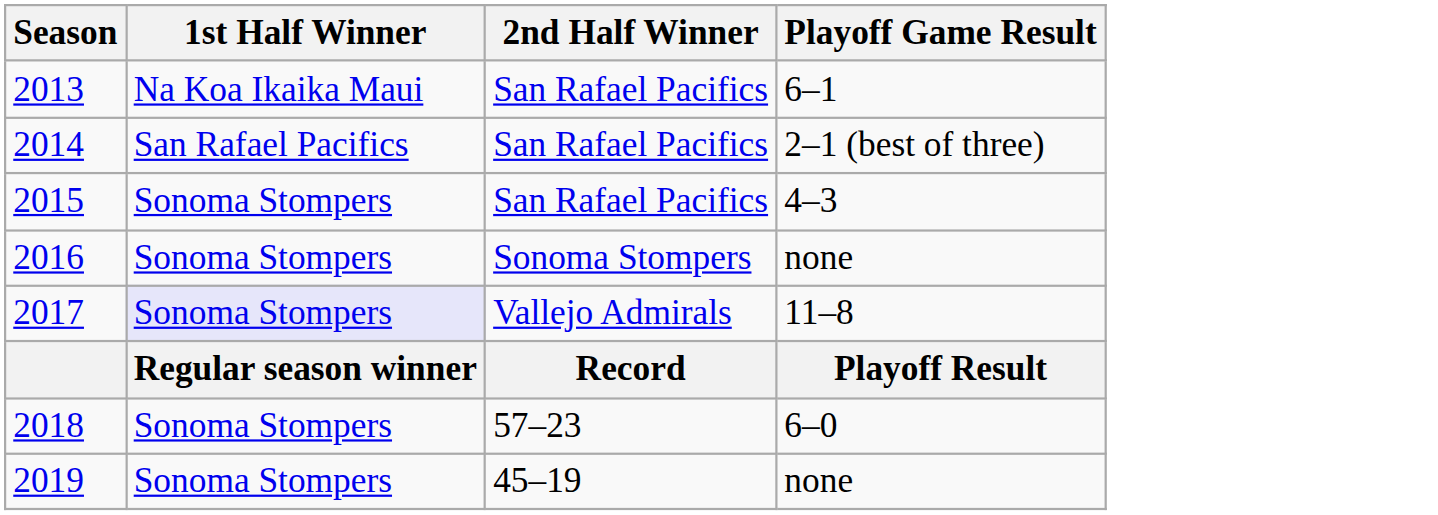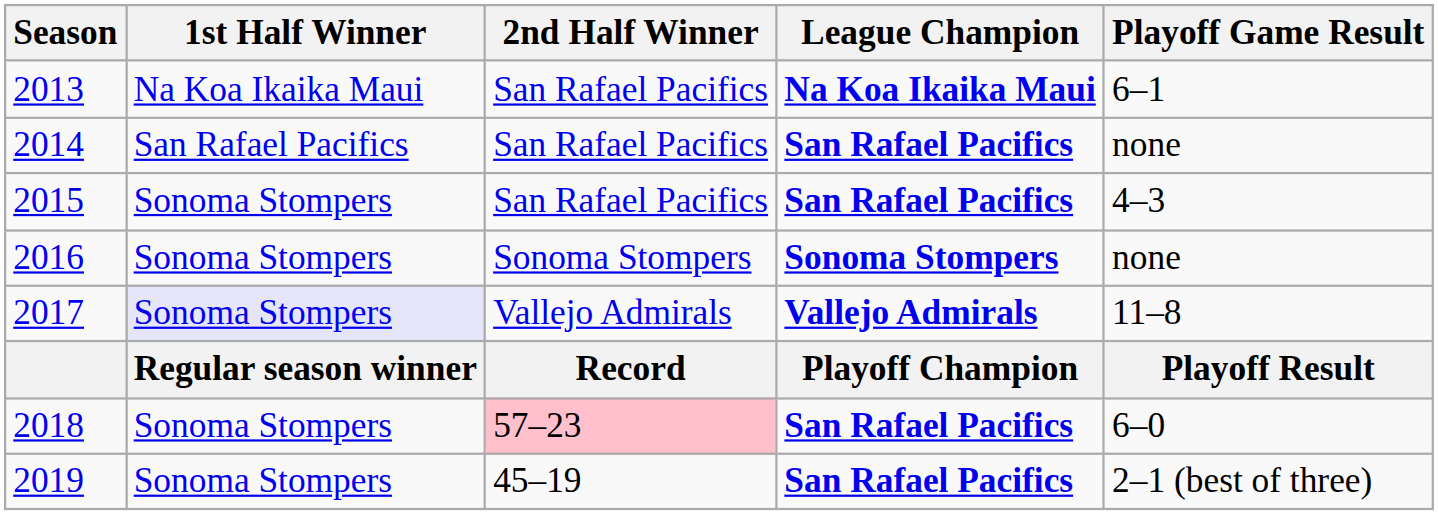+ column: (940, 32)
(914, 144) 2–1 (best of three) -> (1146, 144) none
(537, 425) no background -> (537, 425) pink background
(819, 481) none -> (1242, 481) 2–1 (best of three)
